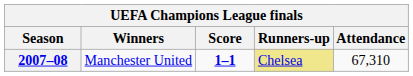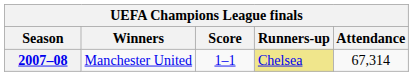(225, 60) bold -> (225, 60) normal
(371, 60) 67,310 -> (371, 60) 67,314
